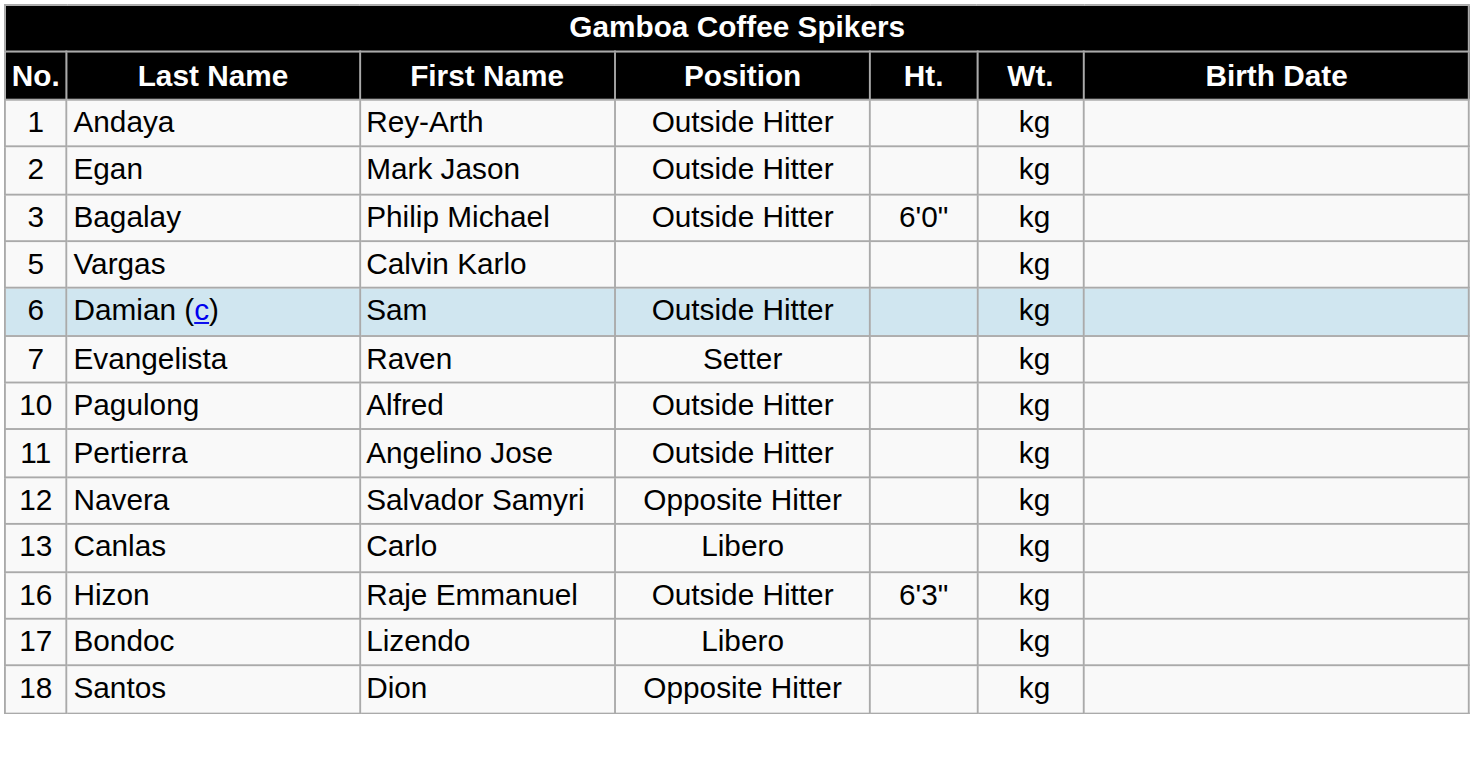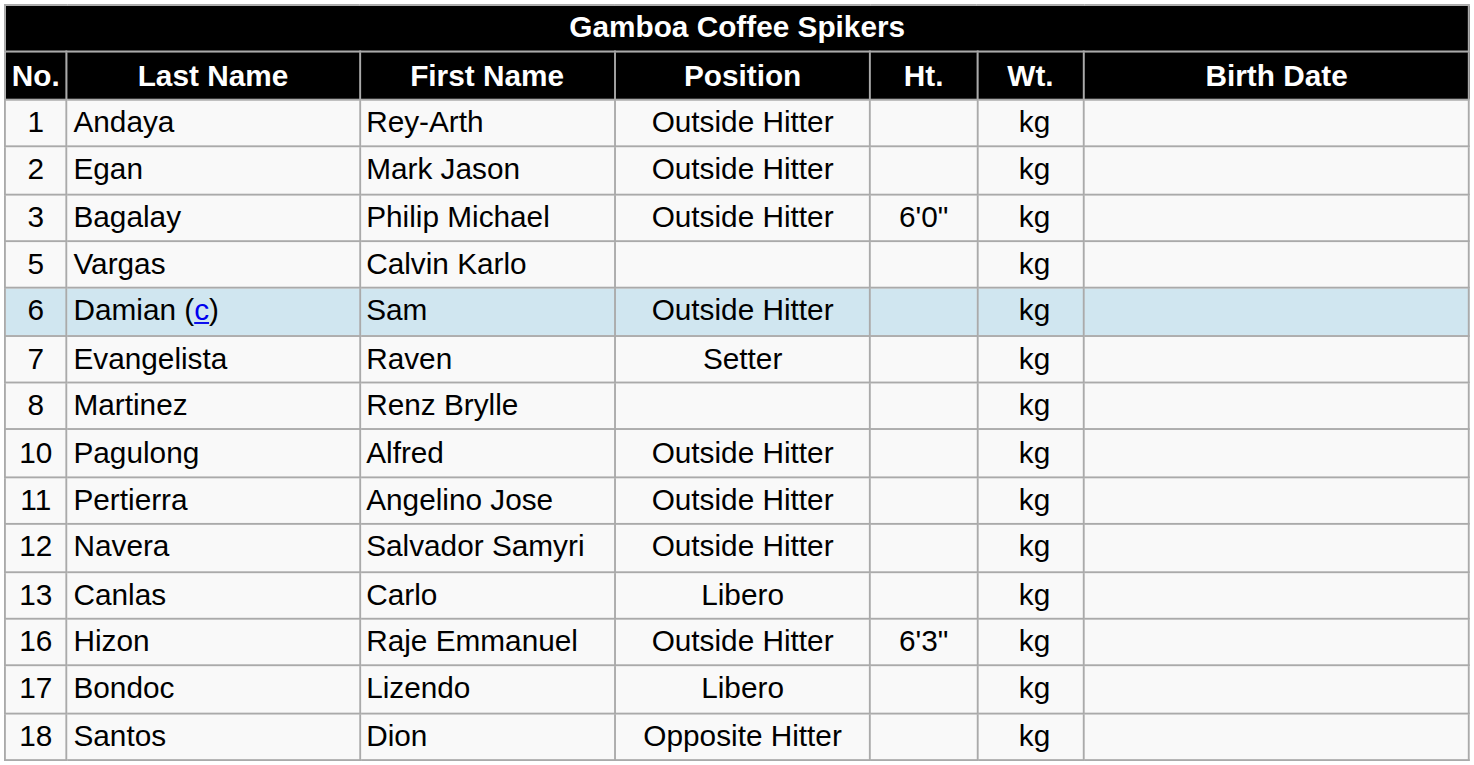+ row: (131, 405)
(743, 500) Opposite Hitter -> (743, 547) Outside Hitter
